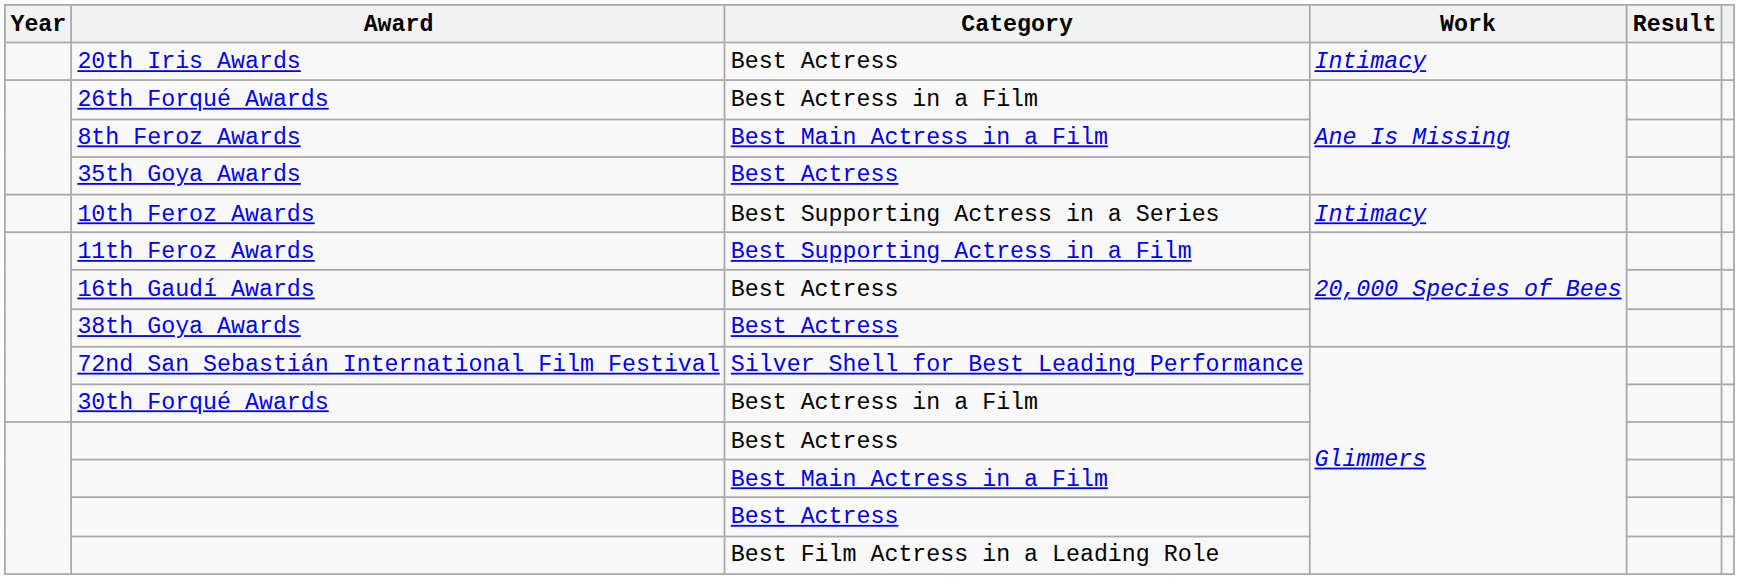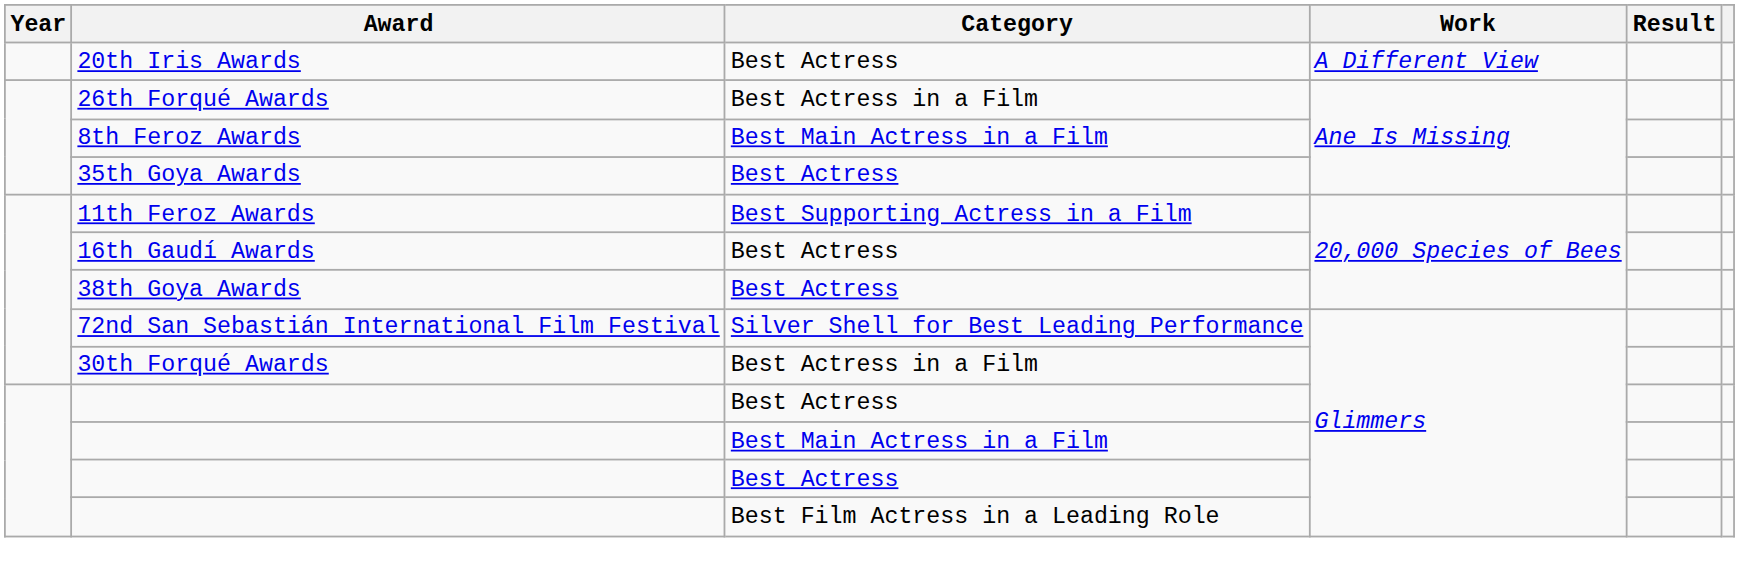(1370, 62) Intimacy -> (1426, 62) A Different View
- row: (196, 213)
